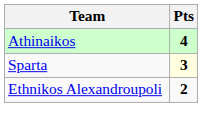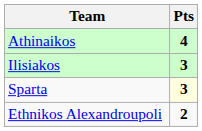+ row: (34, 65)
